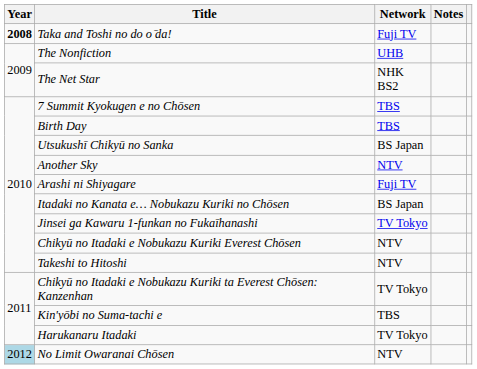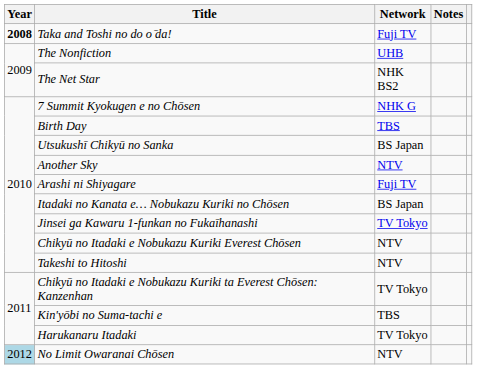(389, 106) TBS -> (397, 106) NHK G
